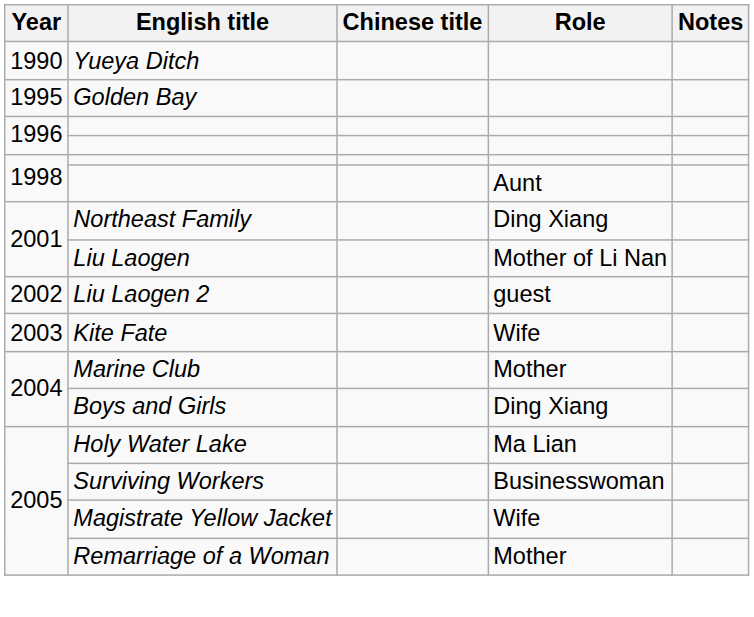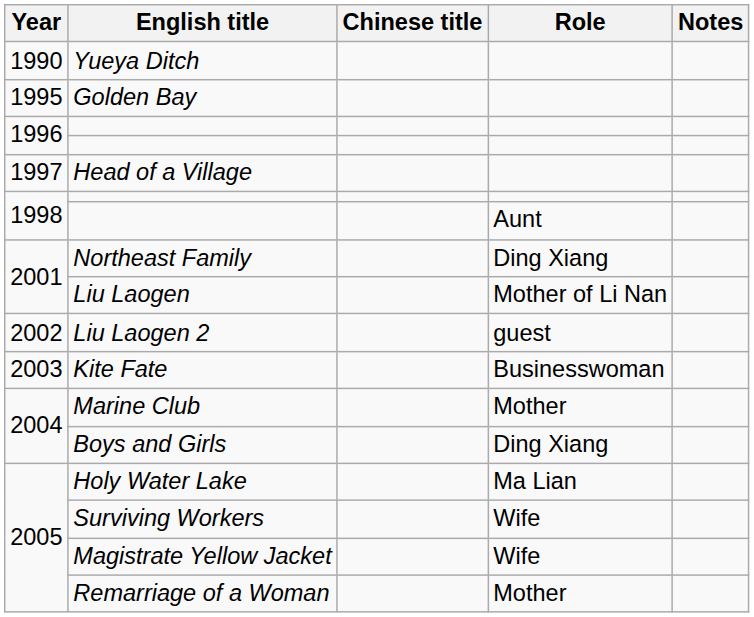+ row: (36, 172)
(517, 332) Wife -> (579, 369) Businesswoman
(579, 481) Businesswoman -> (517, 518) Wife
